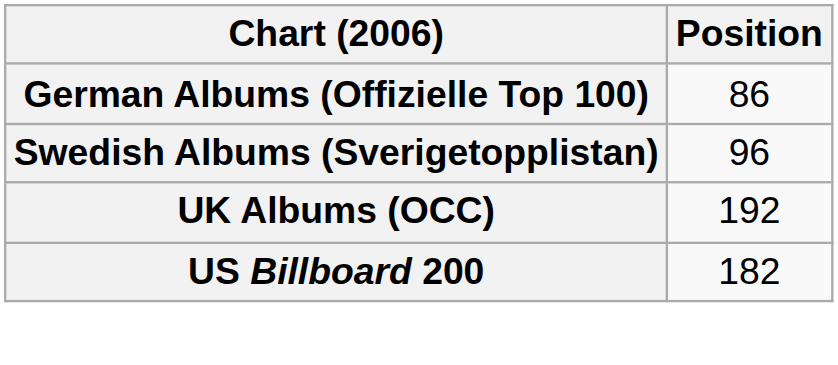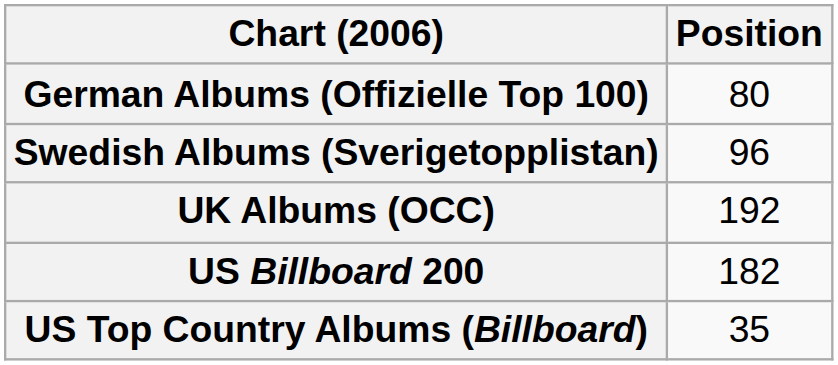(749, 93) 86 -> (749, 93) 80
+ row: (336, 329)
